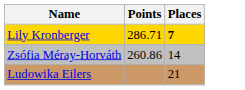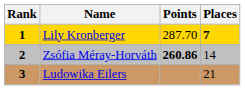+ column: (22, 14)
(145, 34) 286.71 -> (180, 34) 287.70
(145, 54) normal -> (180, 54) bold
